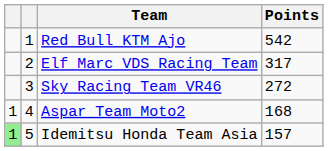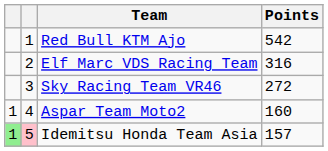(278, 64) 317 -> (278, 64) 316
(278, 111) 168 -> (278, 111) 160
(29, 135) no background -> (29, 135) pink background
